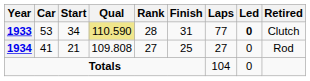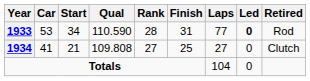(112, 31) khaki background -> (112, 31) no background
(284, 31) Clutch -> (284, 31) Rod
(284, 48) Rod -> (284, 48) Clutch
